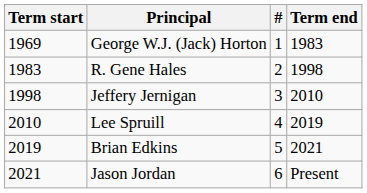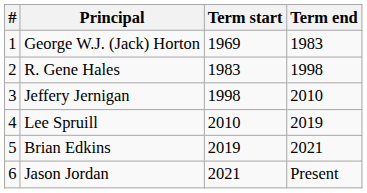columns swapped: (278, 17) <-> (46, 17)
